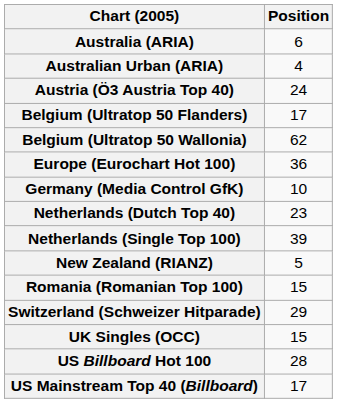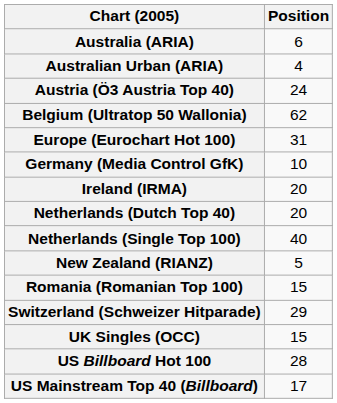- row: (134, 115)
(299, 164) 36 -> (299, 139) 31
+ row: (134, 189)
(299, 213) 23 -> (299, 213) 20
(299, 238) 39 -> (299, 238) 40
